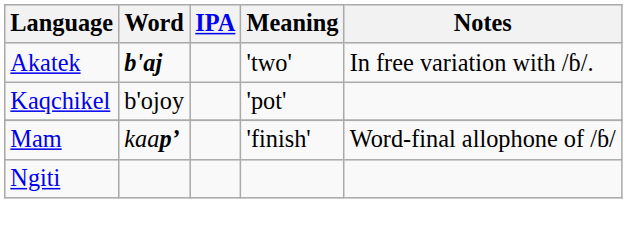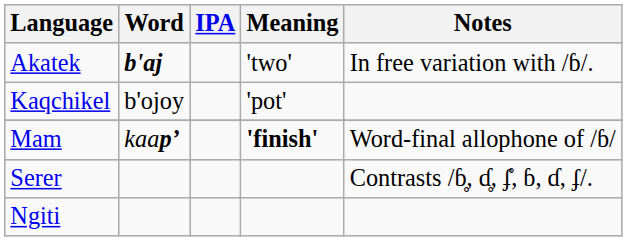(279, 139) normal -> (282, 139) bold
+ row: (36, 178)
